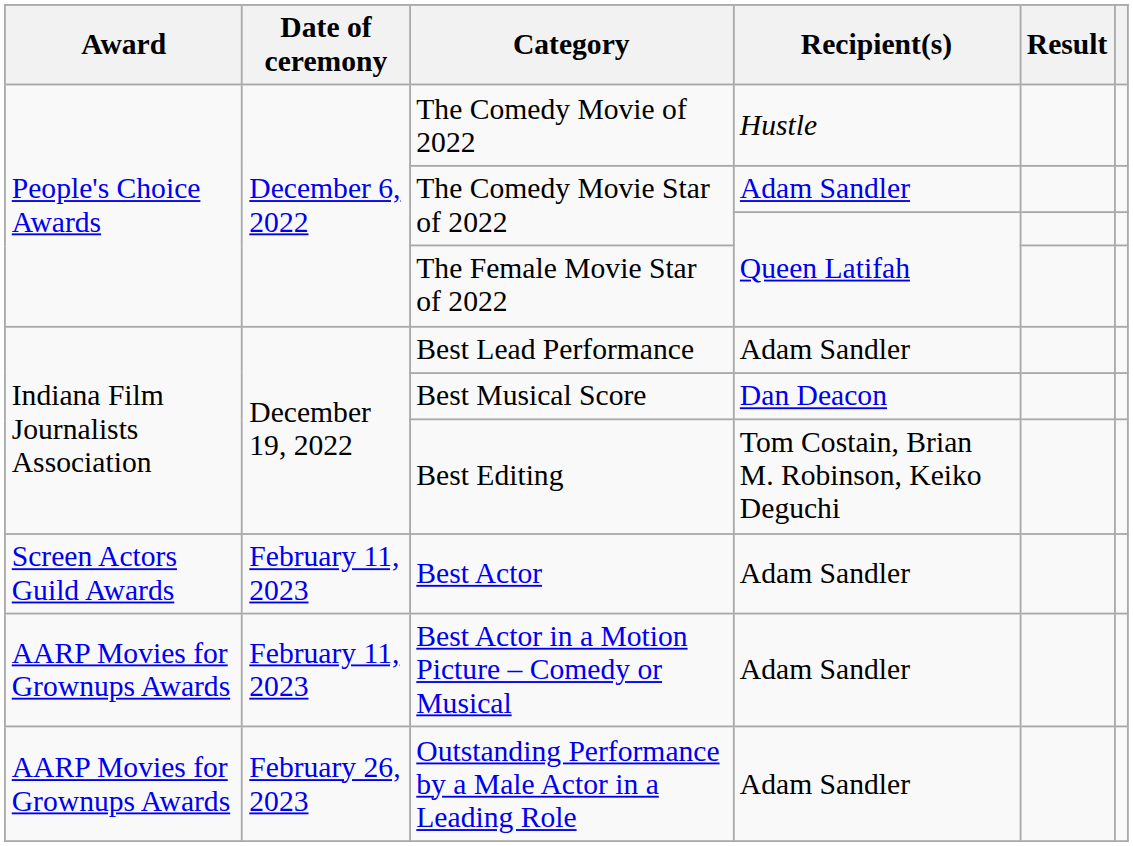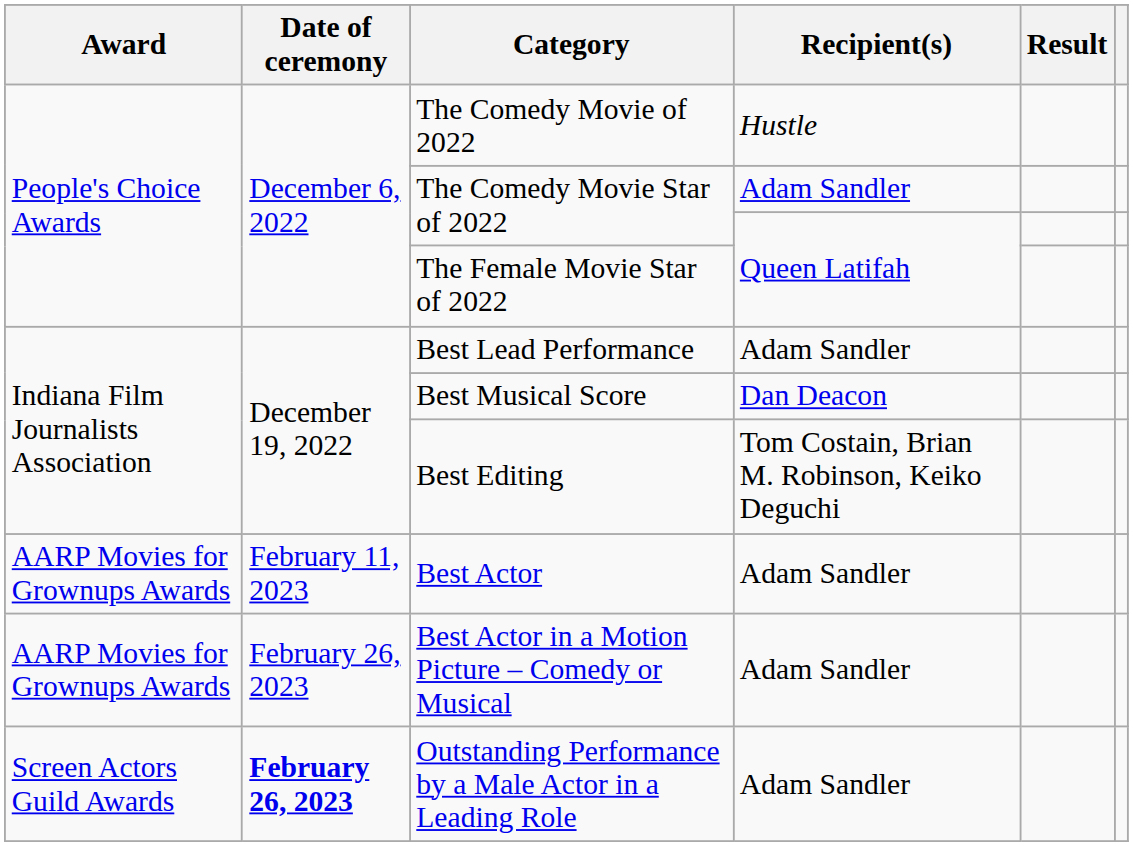(94, 573) Screen Actors Guild Awards -> (121, 573) AARP Movies for Grownups Awards
(324, 669) February 11, 2023 -> (325, 669) February 26, 2023
(121, 783) AARP Movies for Grownups Awards -> (94, 783) Screen Actors Guild Awards
(325, 783) normal -> (309, 783) bold
